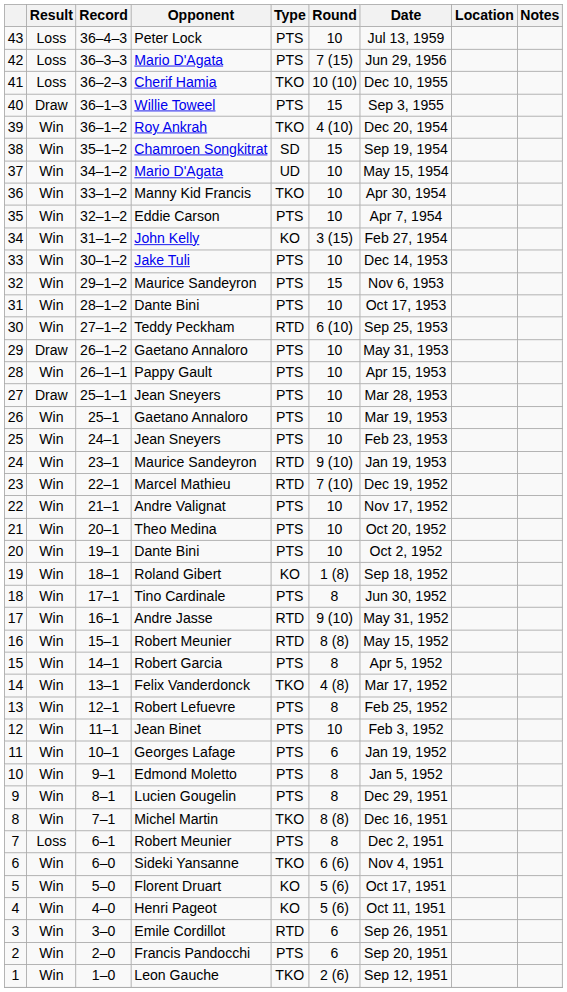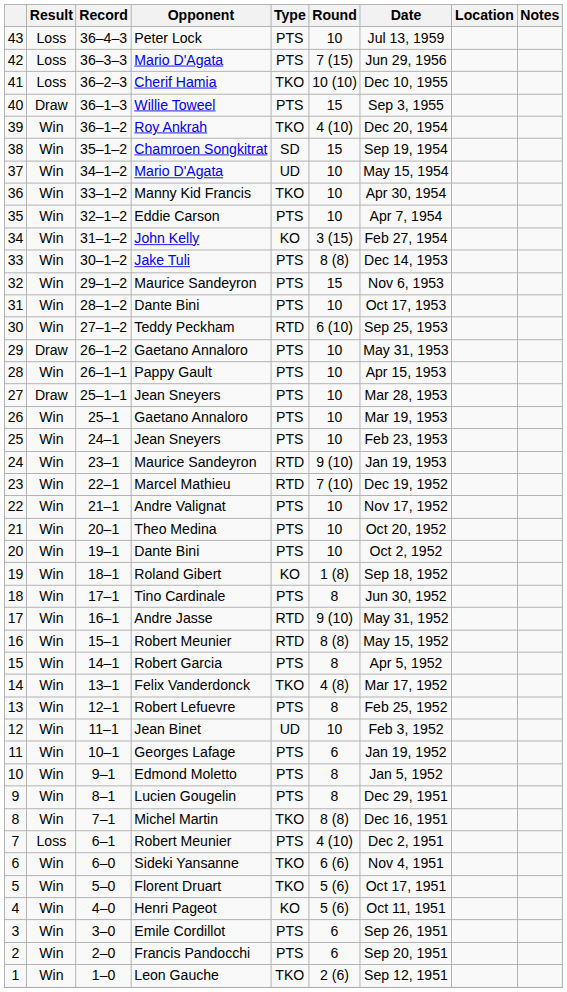(335, 261) 10 -> (335, 261) 8 (8)
(290, 730) PTS -> (290, 730) UD
(335, 841) 8 -> (335, 841) 4 (10)
(290, 886) KO -> (290, 886) TKO
(290, 931) RTD -> (290, 931) PTS
